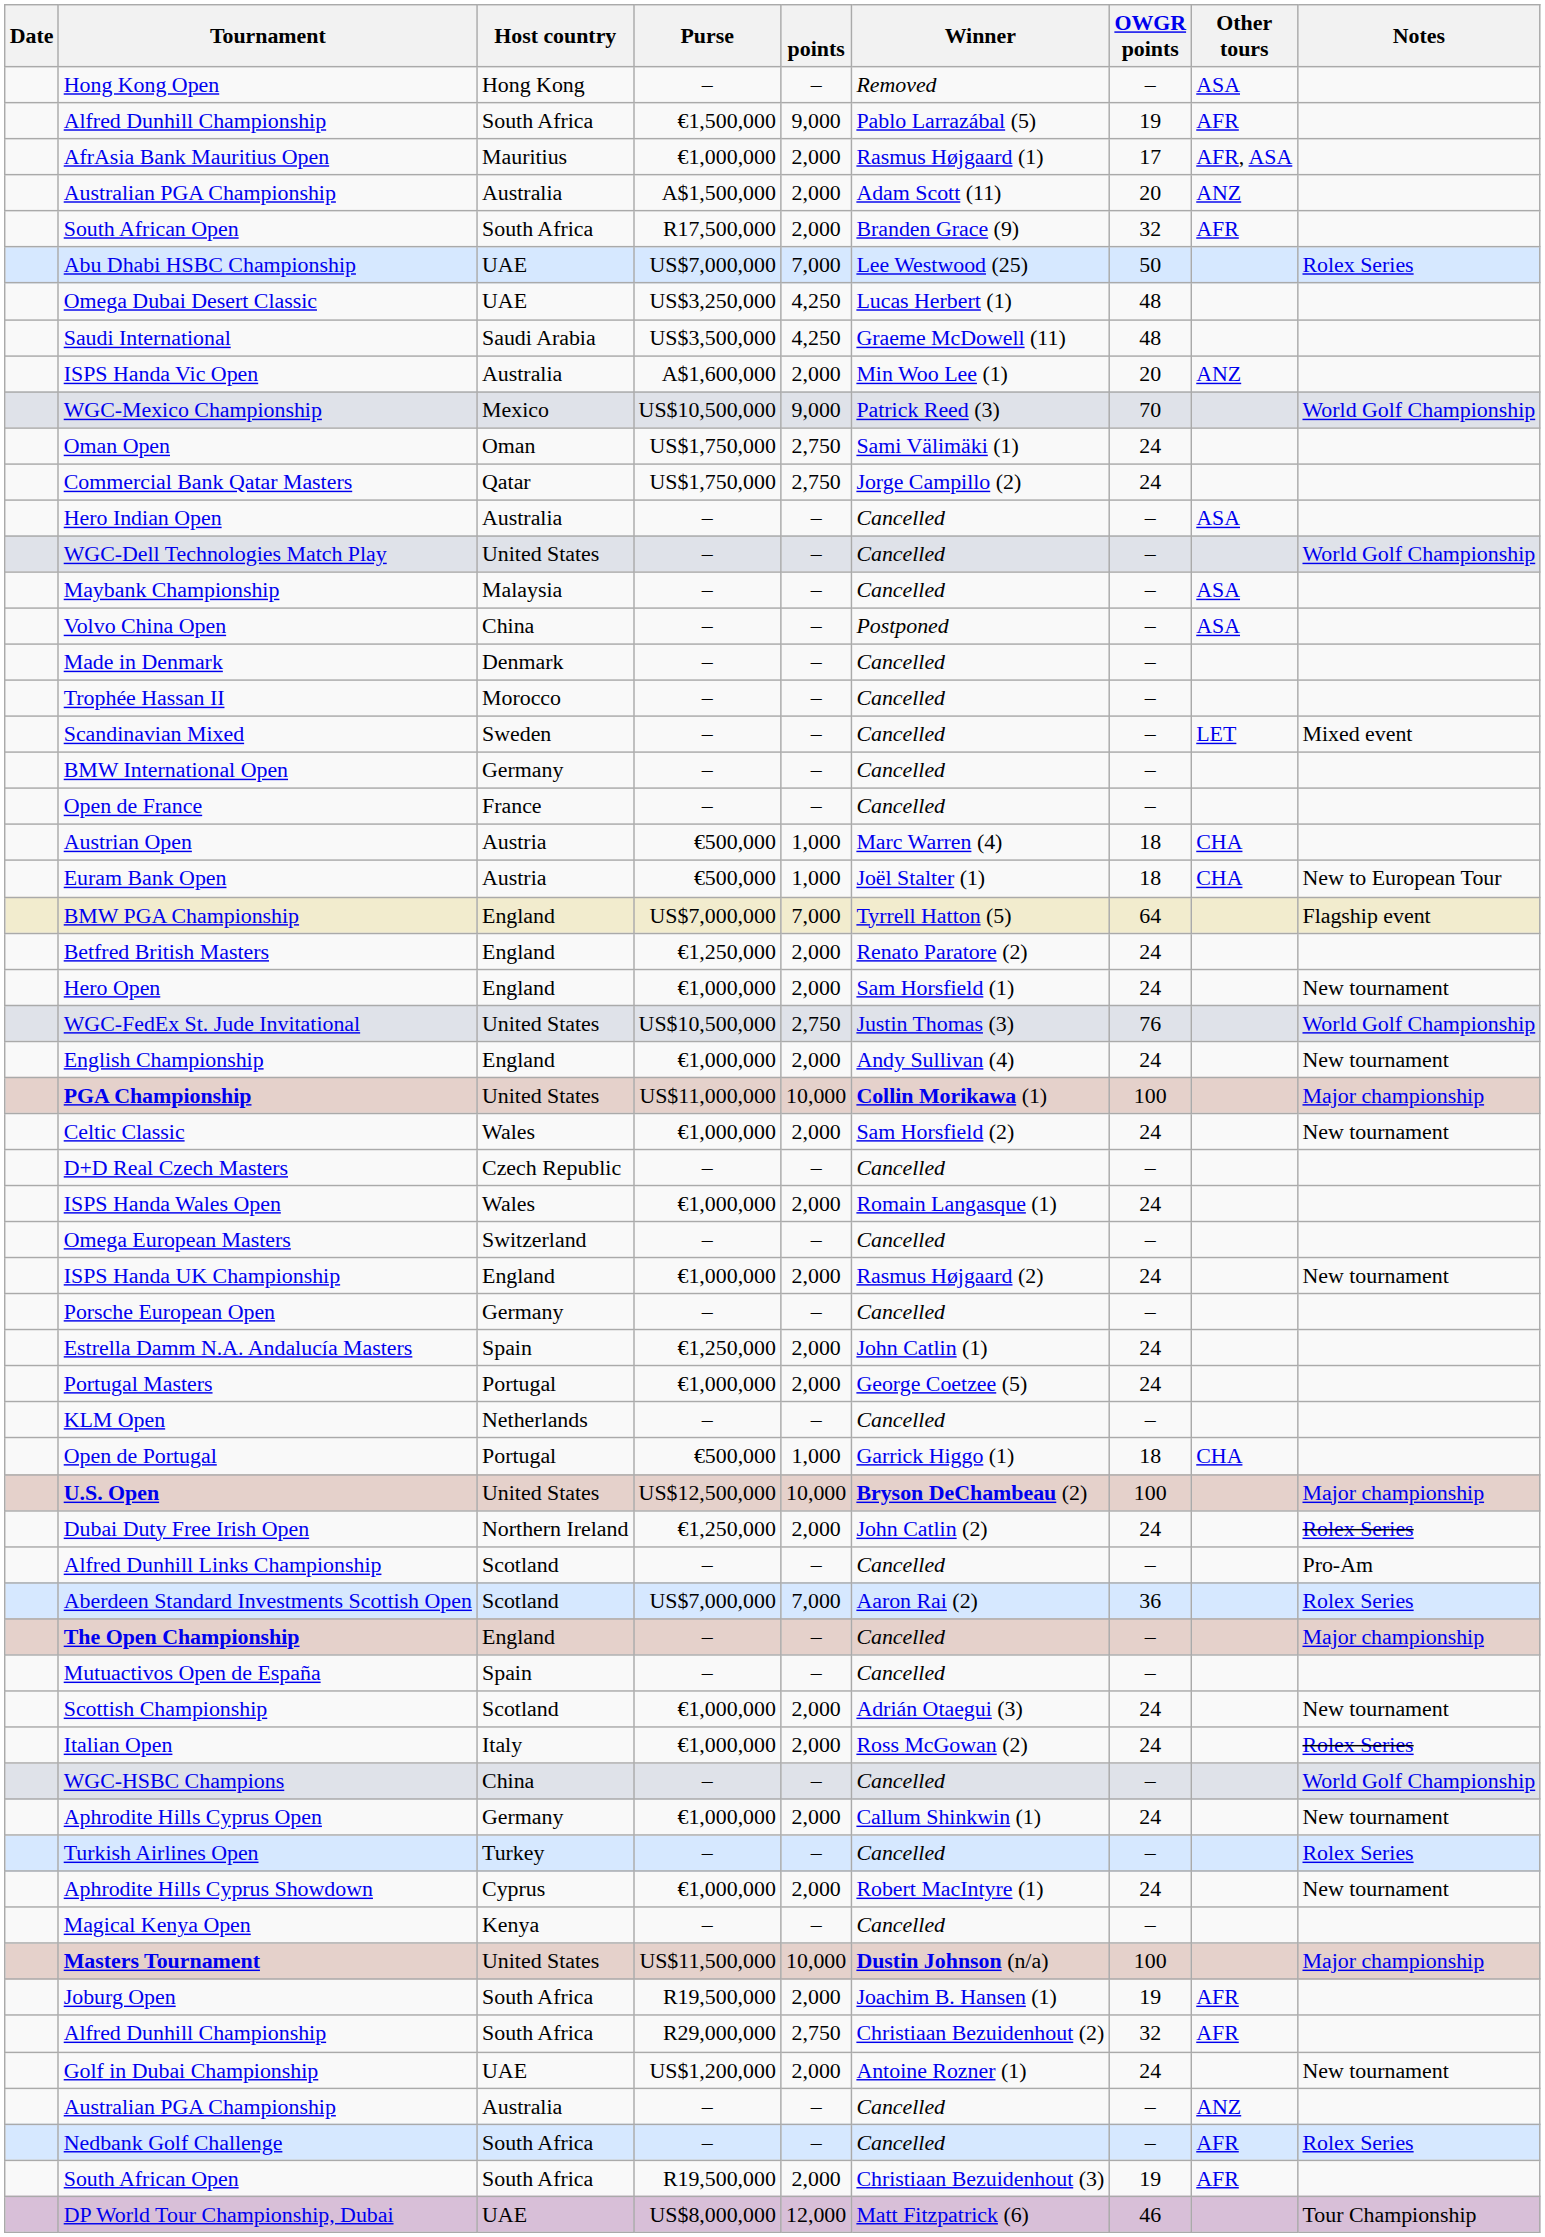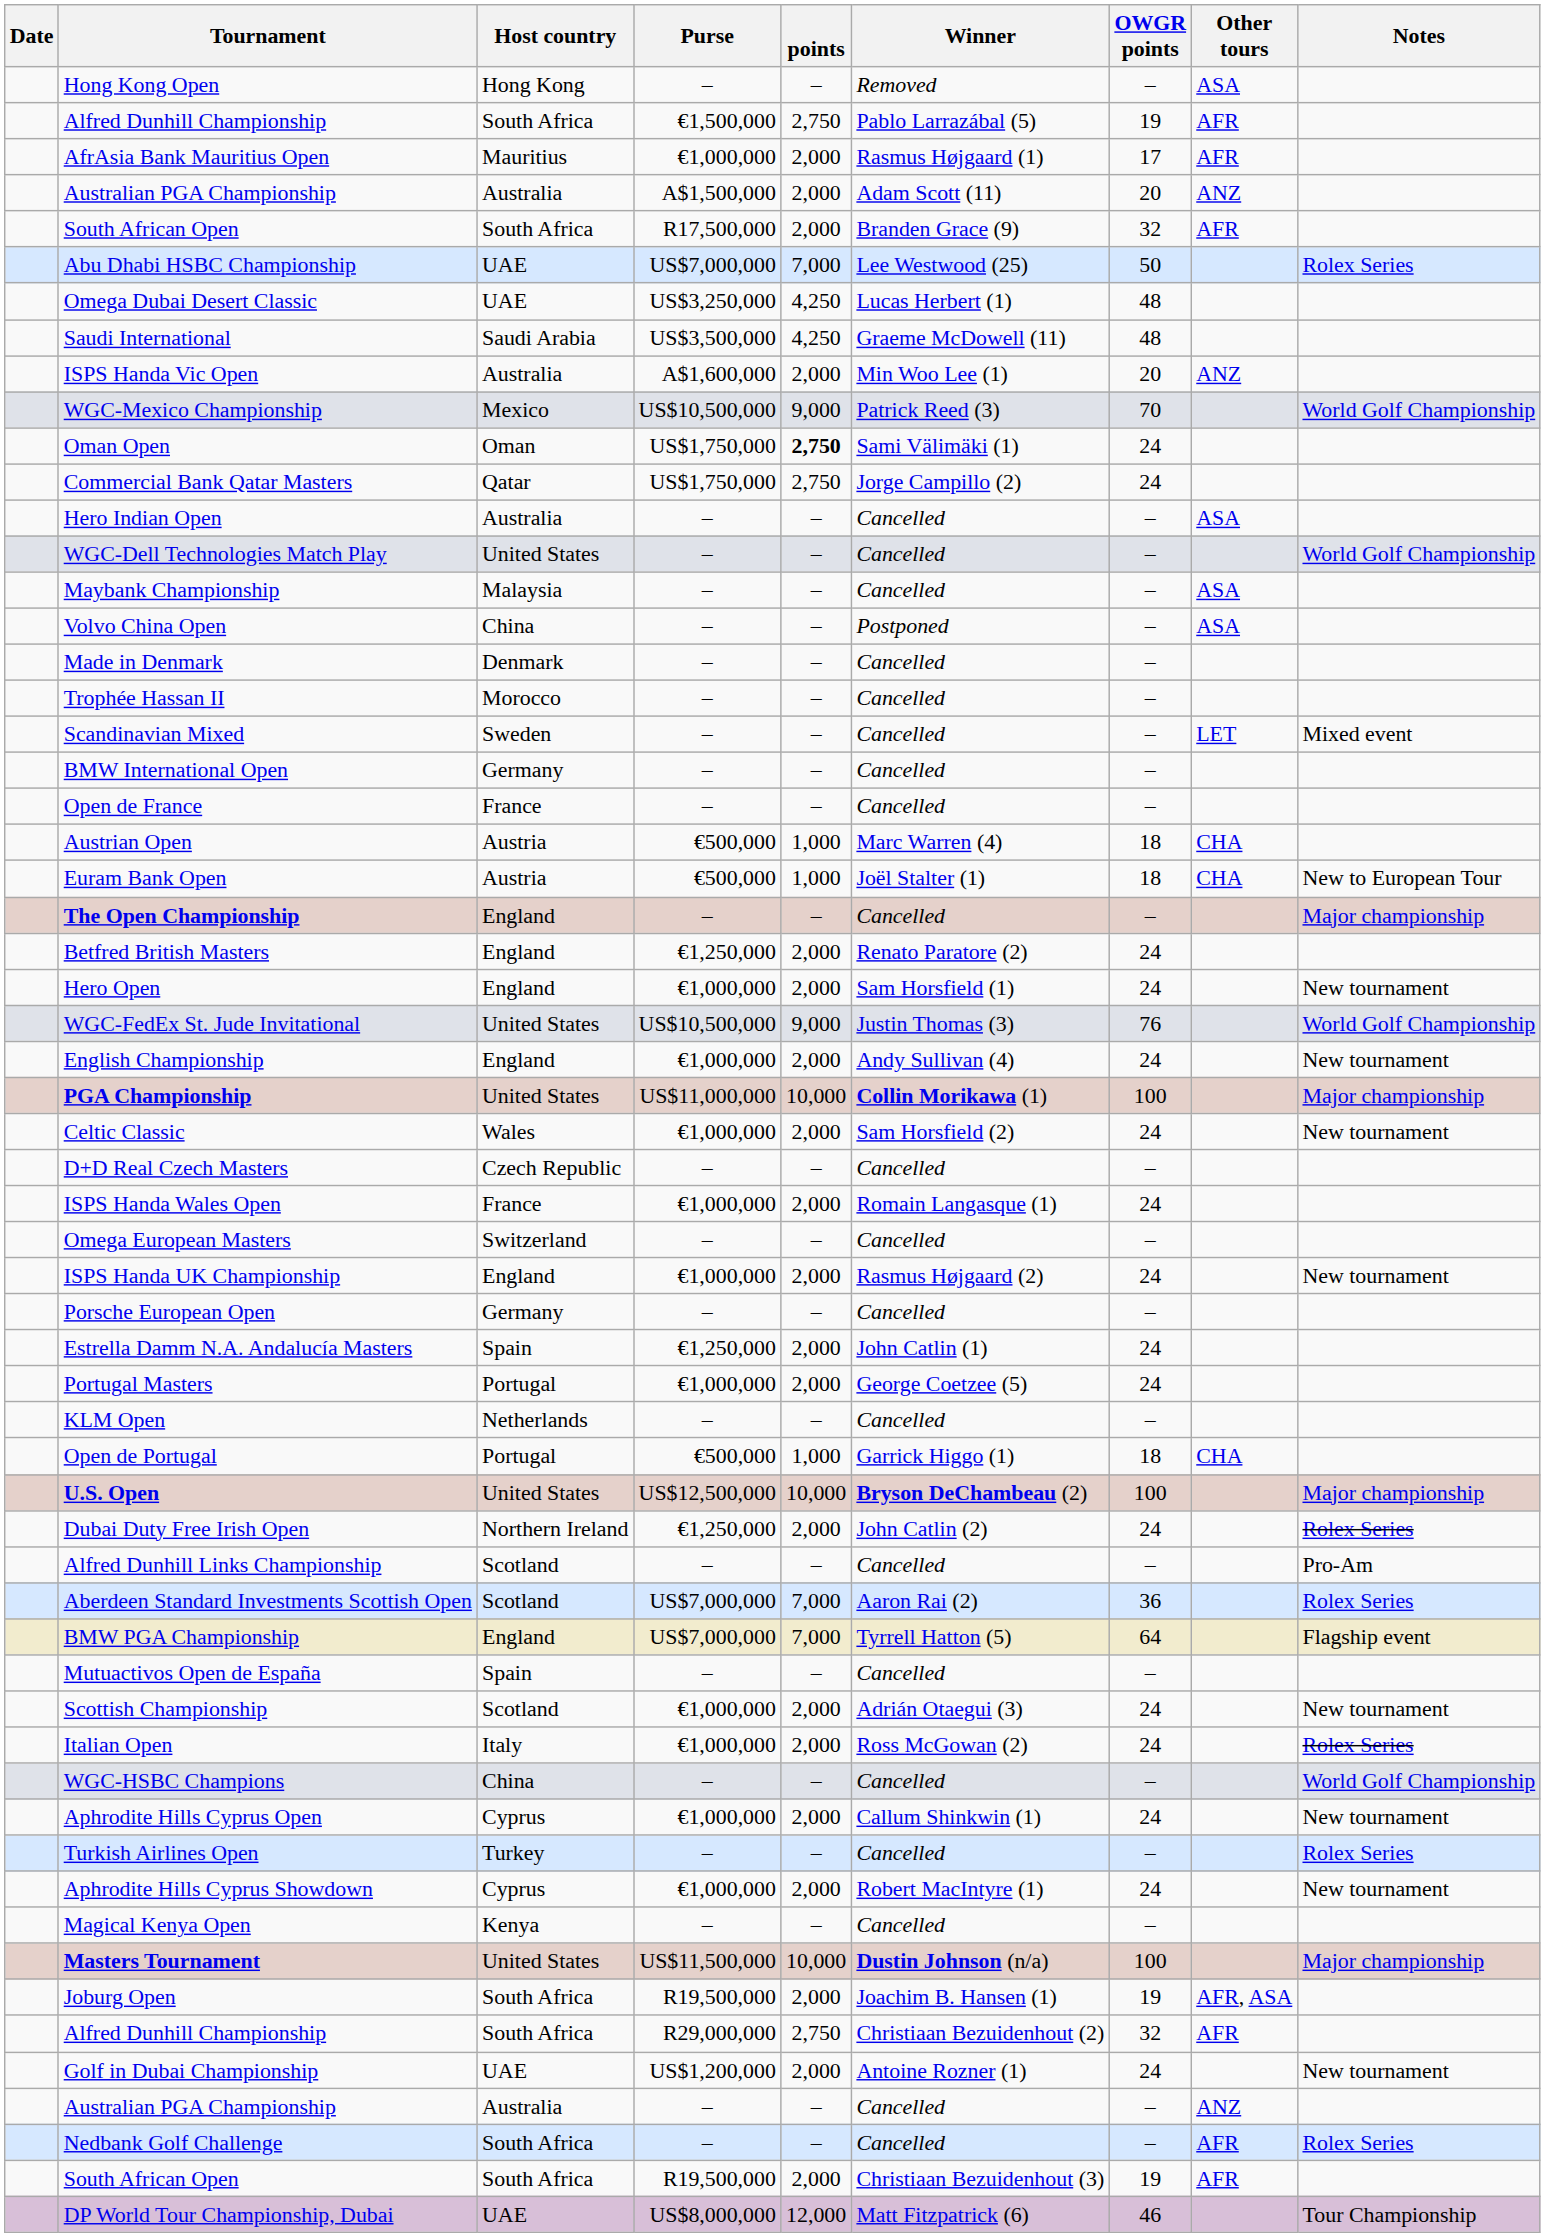(816, 120) 9,000 -> (816, 120) 2,750
(1244, 156) AFR, ASA -> (1218, 156) AFR
(816, 445) normal -> (816, 445) bold
rows swapped: (182, 1636) <-> (181, 914)
(816, 1023) 2,750 -> (816, 1023) 9,000
(509, 1203) Wales -> (512, 1203) France
(523, 1817) Germany -> (514, 1817) Cyprus
(1218, 1997) AFR -> (1244, 1997) AFR, ASA
